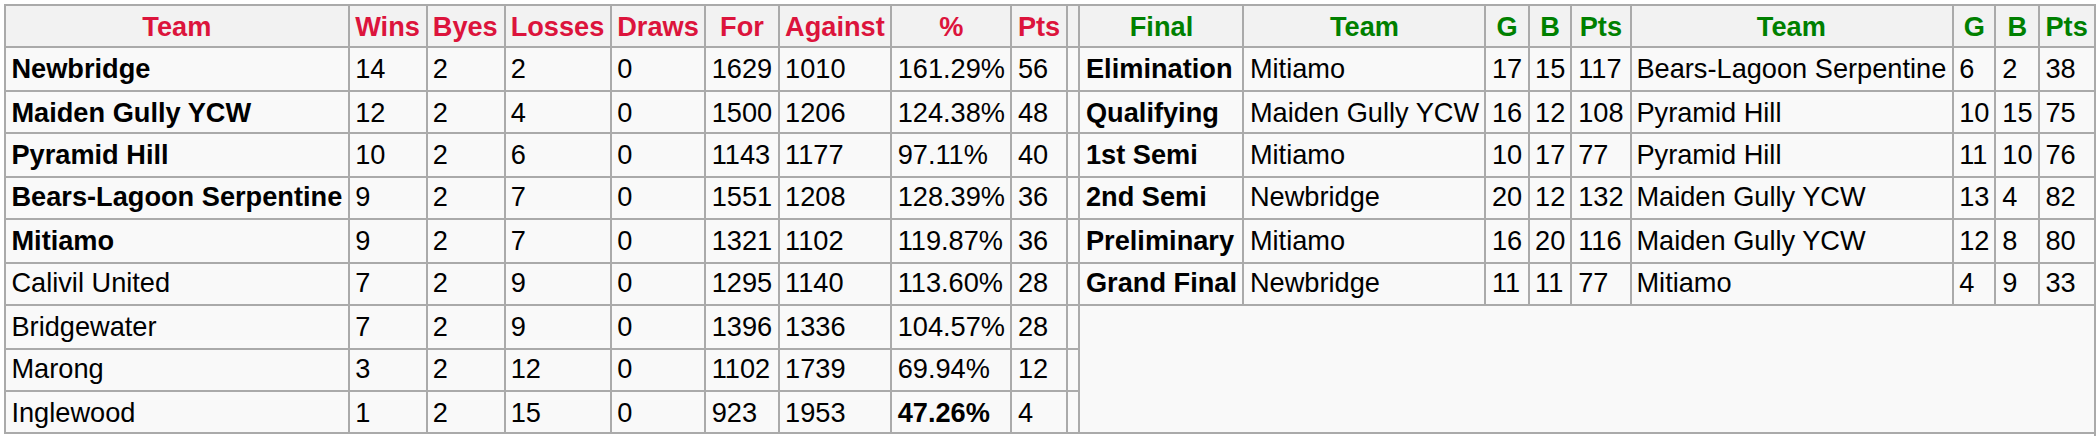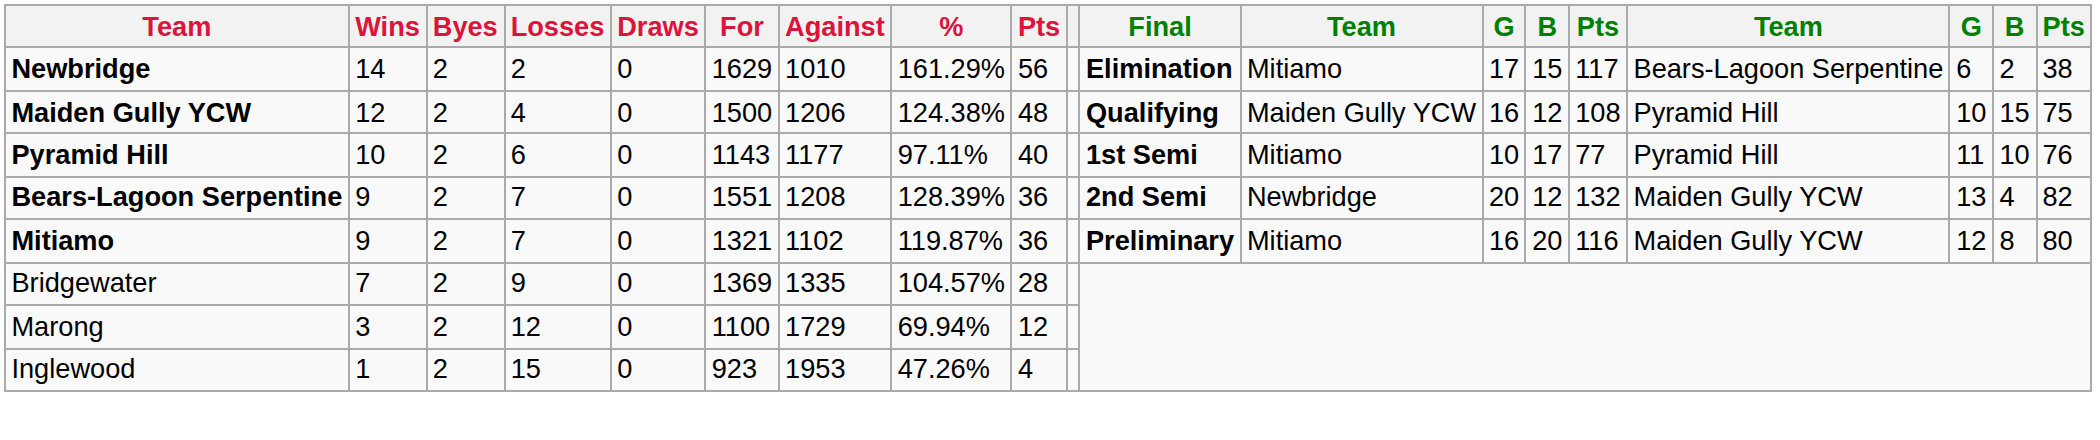- row: (91, 283)
(742, 326) 1396 -> (742, 283) 1369
(815, 326) 1336 -> (815, 283) 1335
(741, 369) 1102 -> (741, 326) 1100
(815, 369) 1739 -> (815, 326) 1729
(944, 412) bold -> (944, 369) normal
